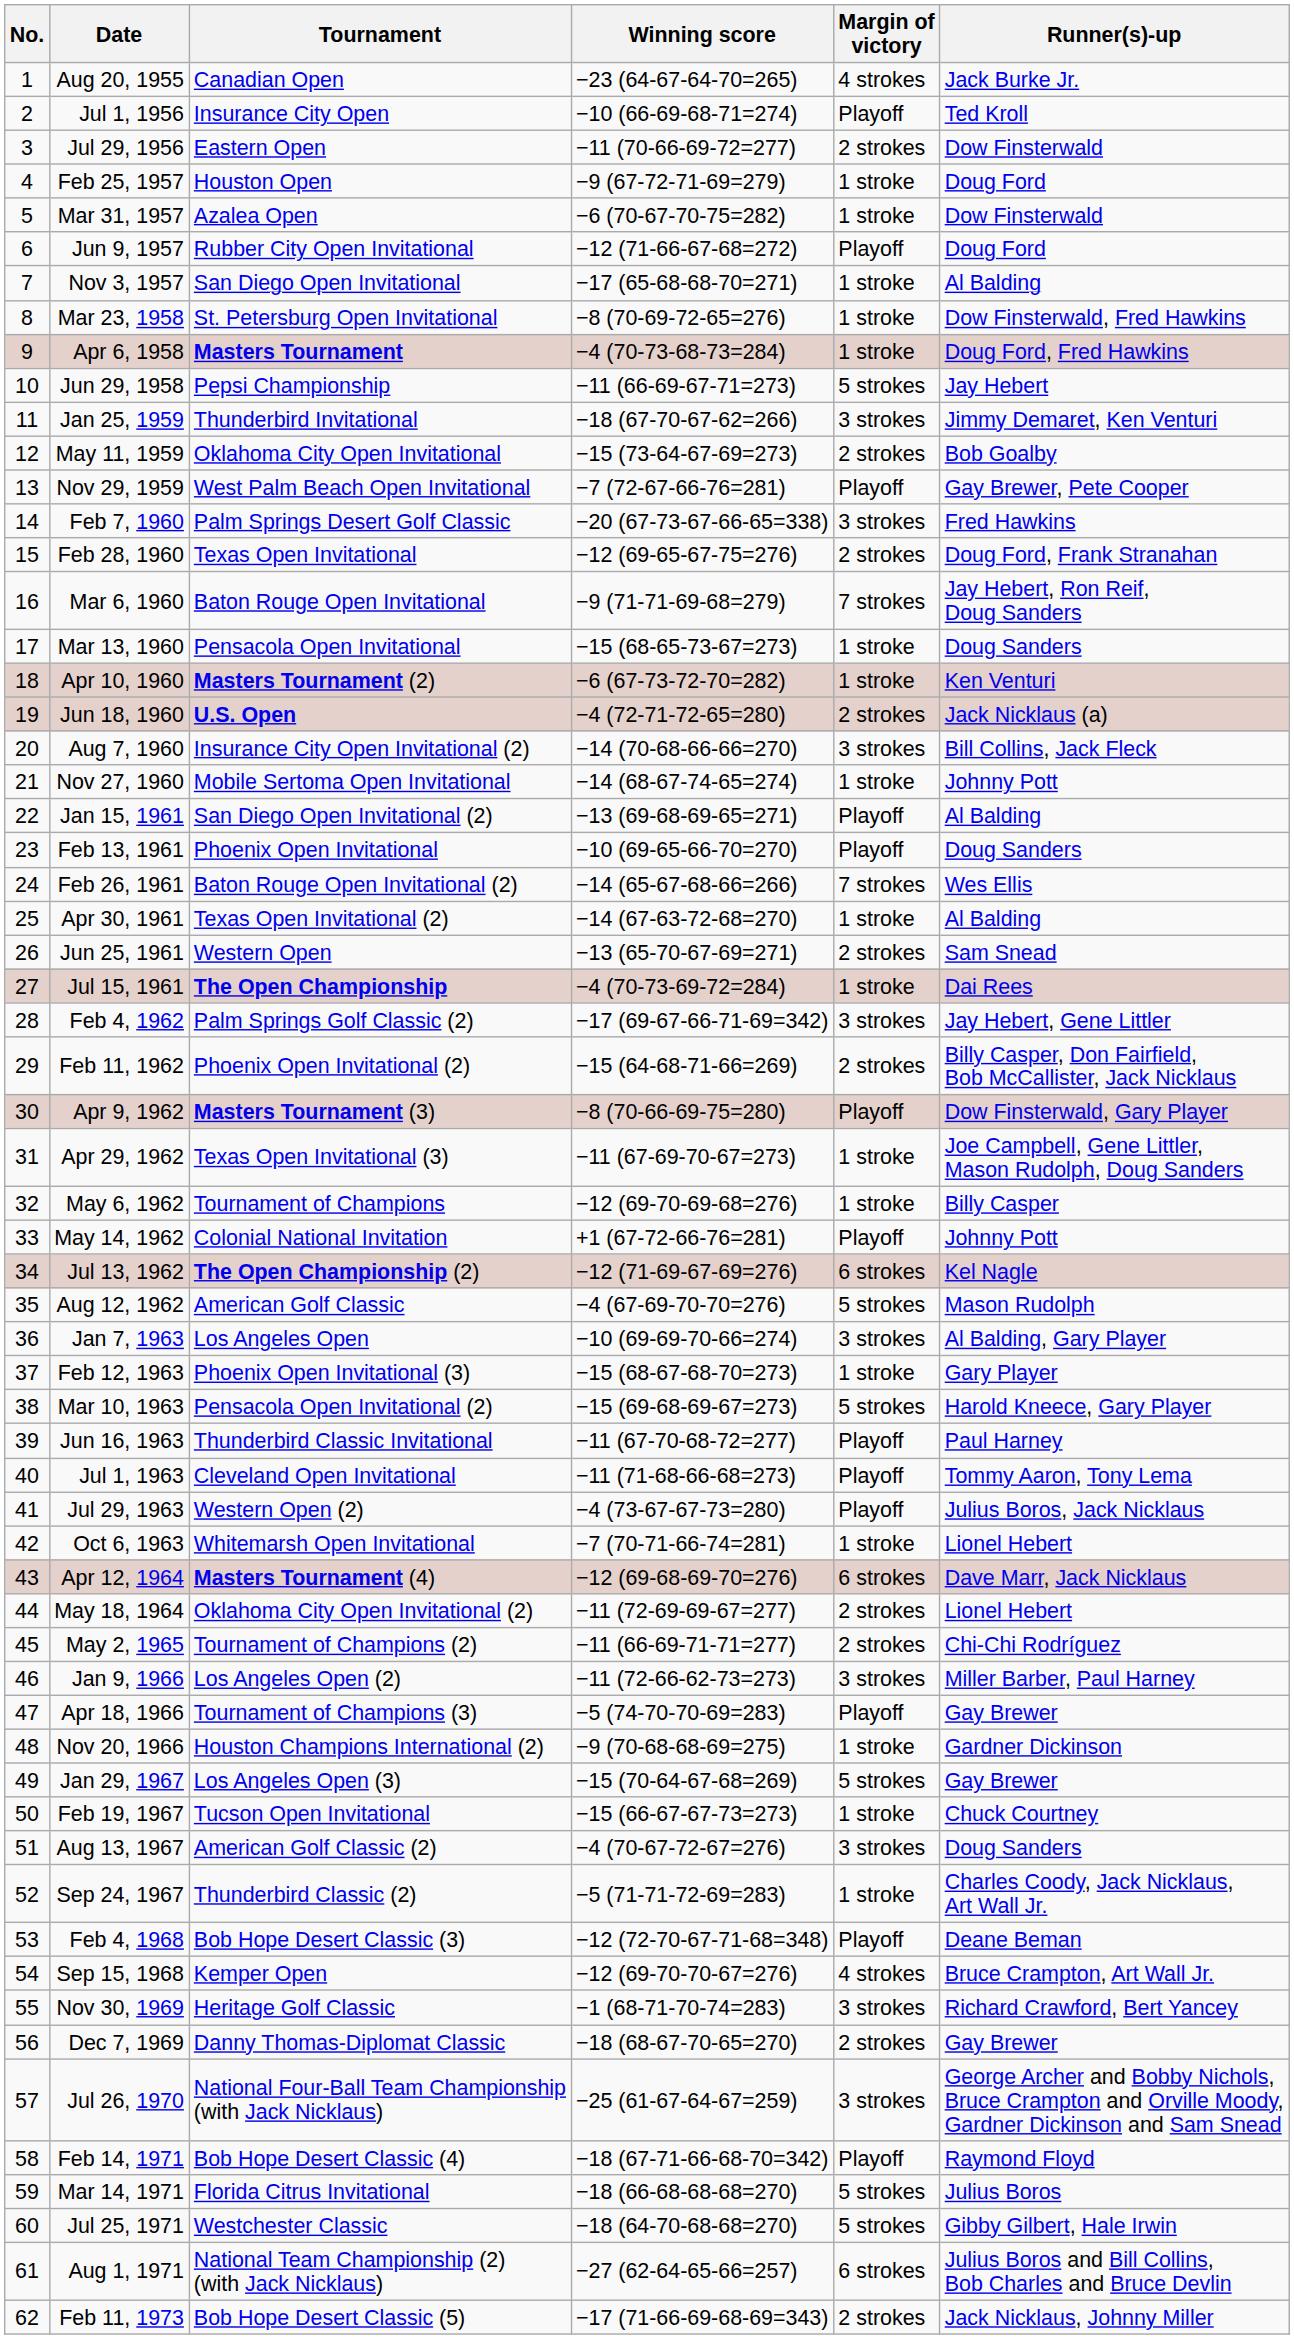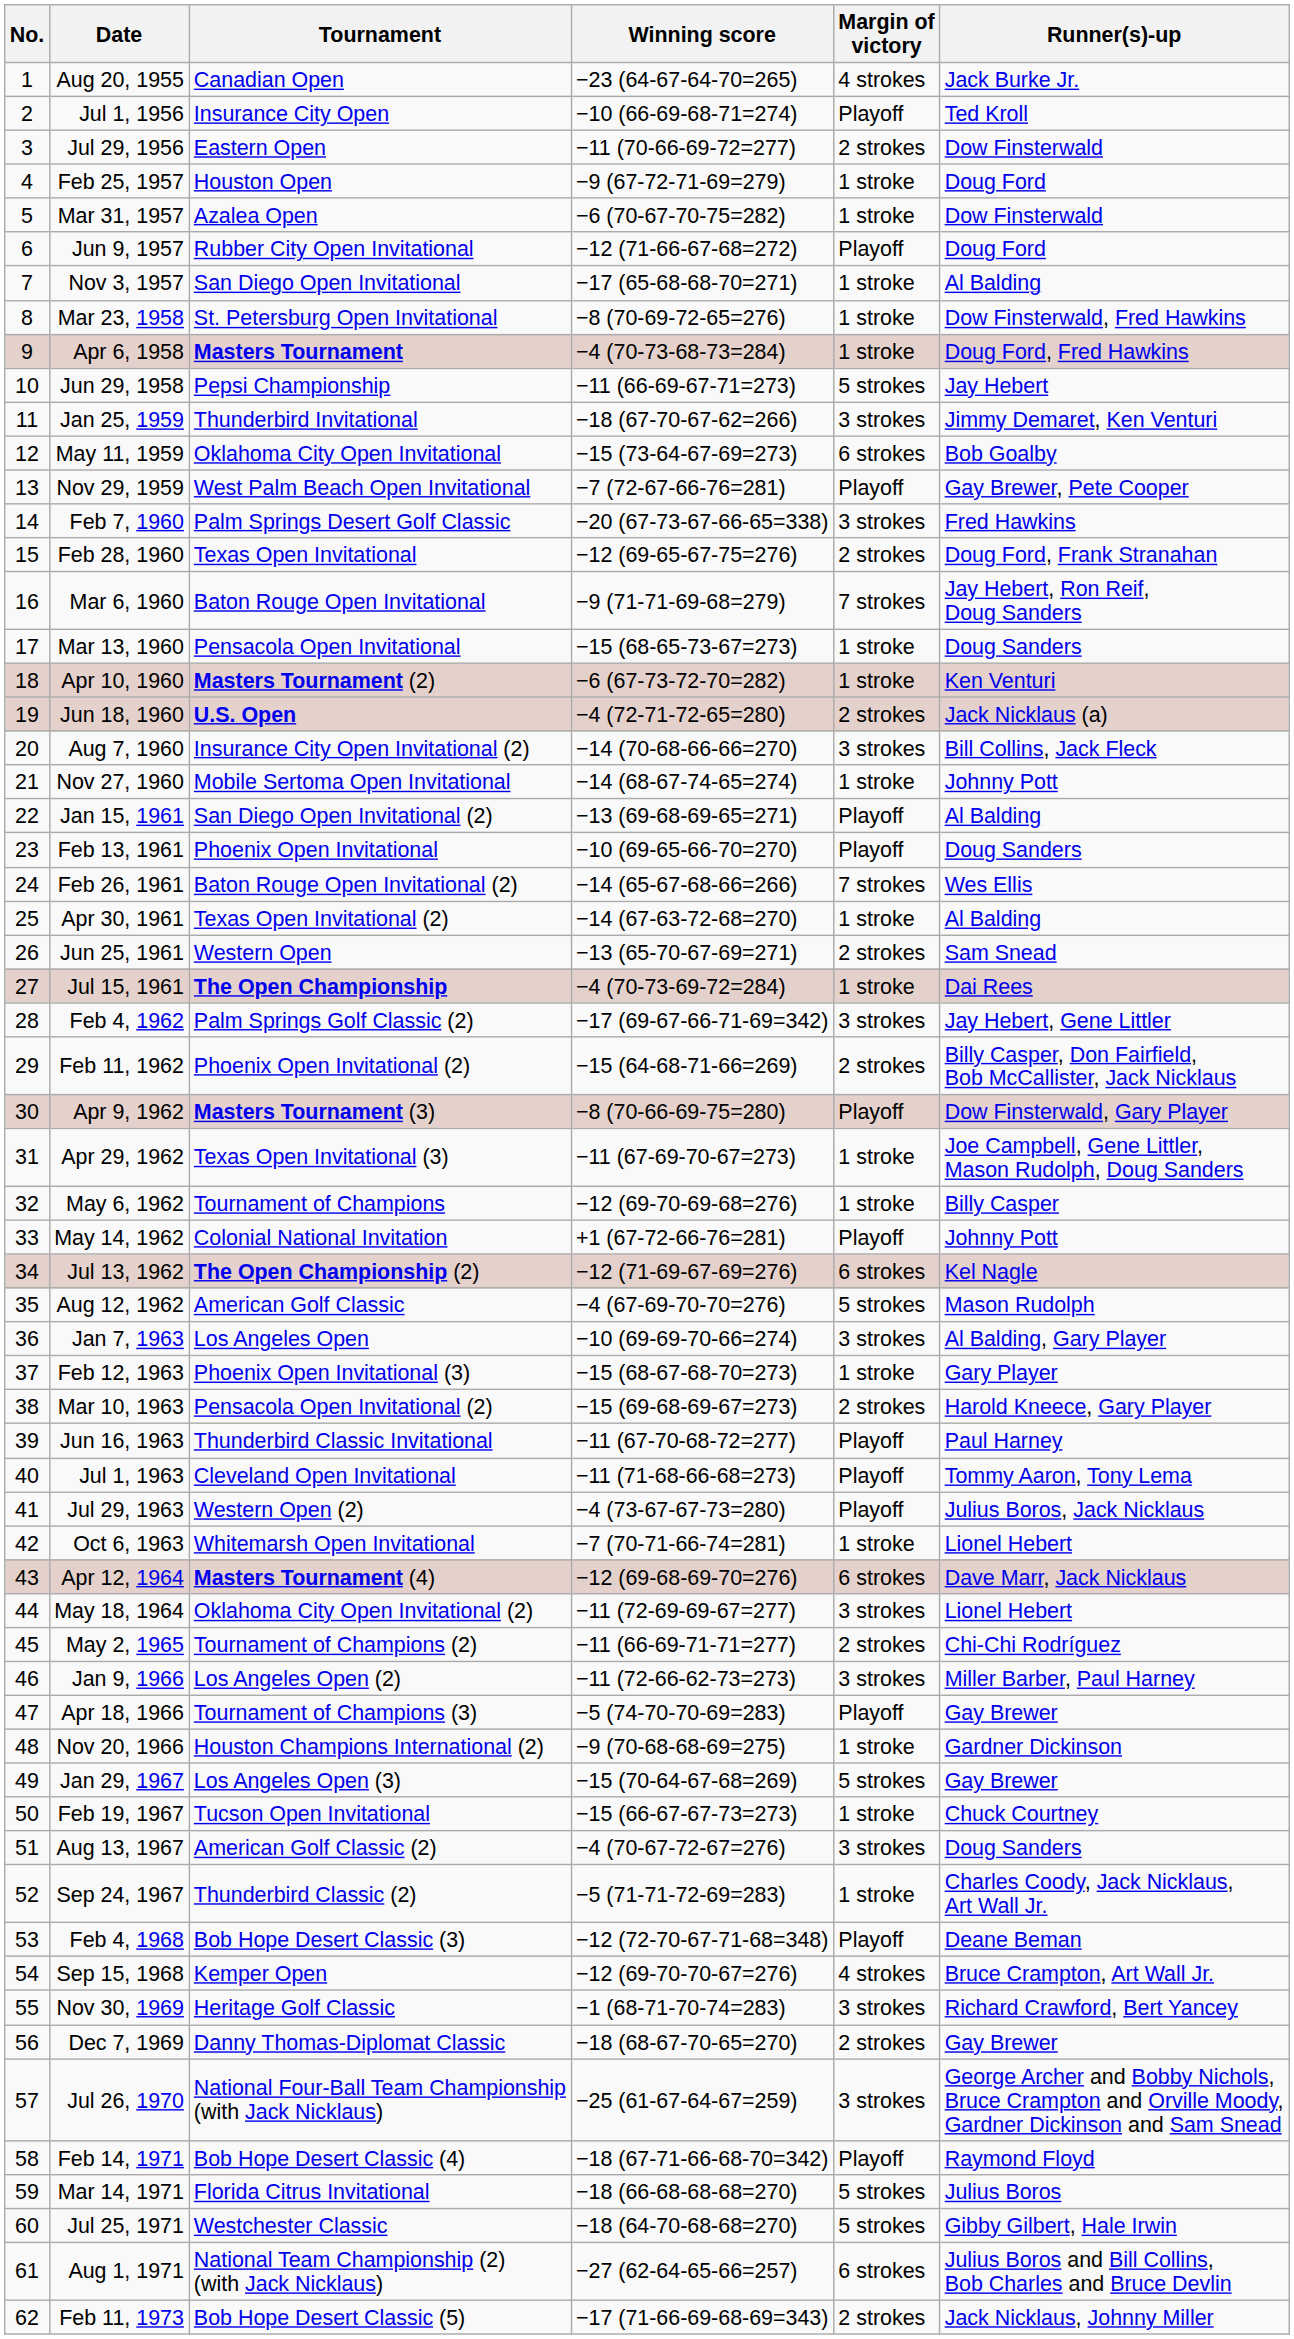(882, 453) 2 strokes -> (882, 453) 6 strokes
(882, 1407) 5 strokes -> (882, 1407) 2 strokes
(882, 1611) 2 strokes -> (882, 1611) 3 strokes
